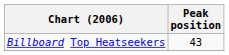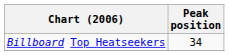(196, 42) 43 -> (196, 42) 34
